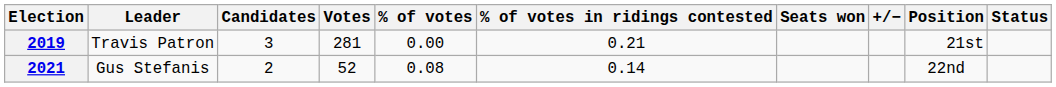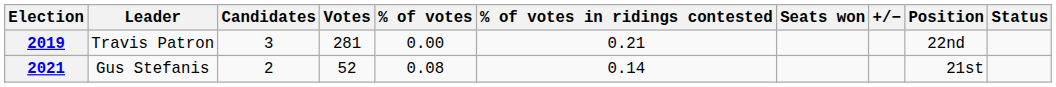(965, 43) 21st -> (946, 43) 22nd
(946, 69) 22nd -> (965, 69) 21st
